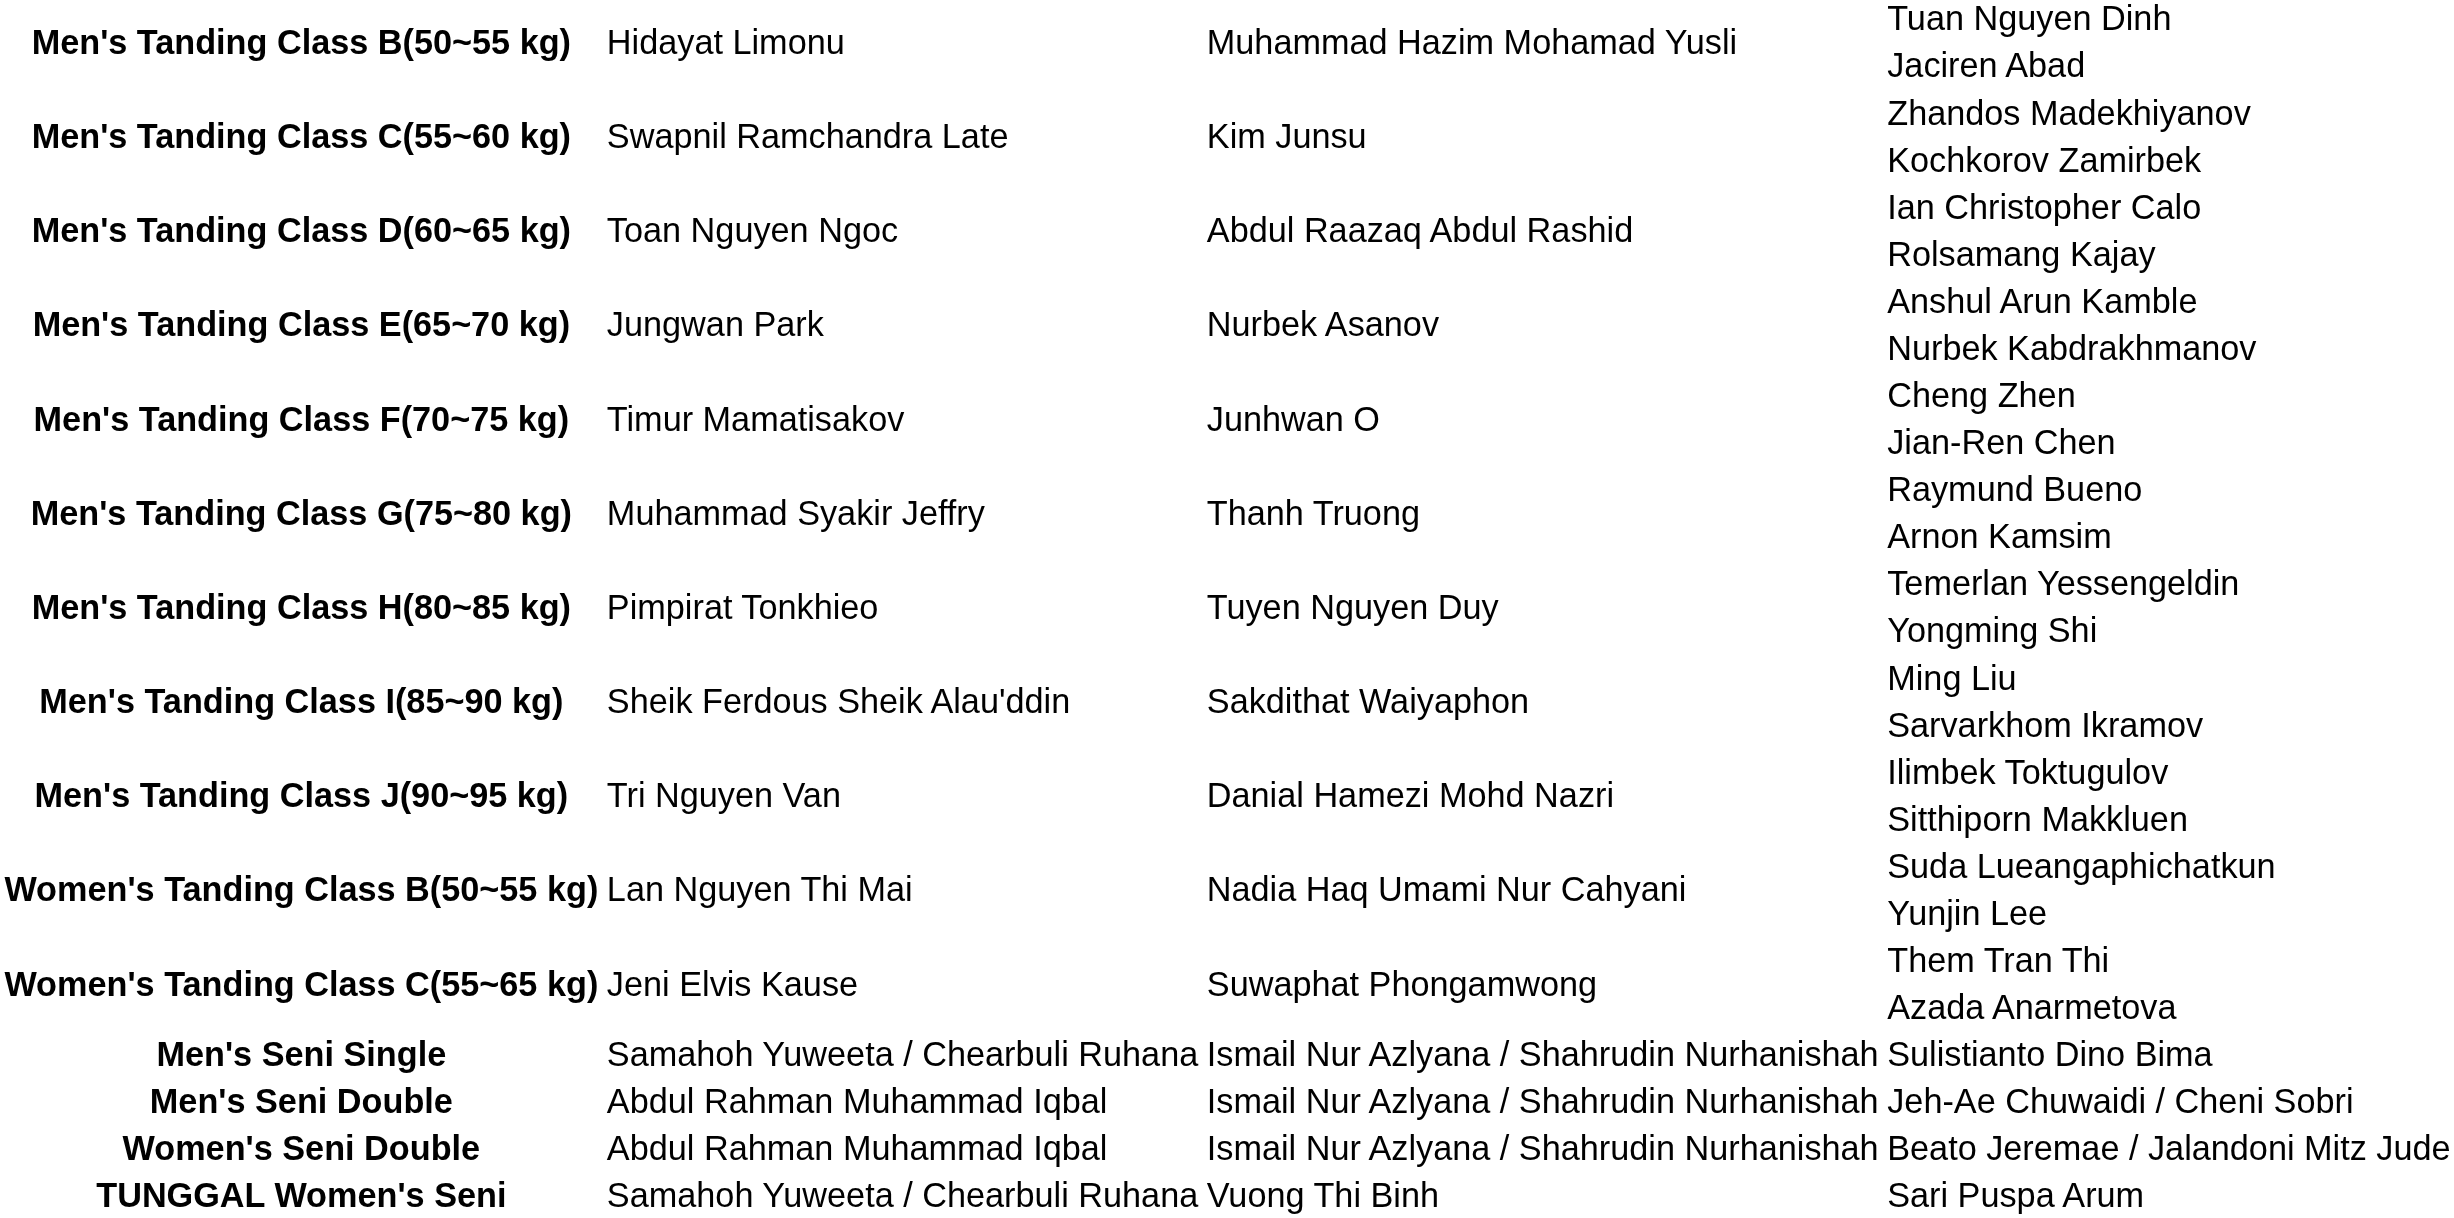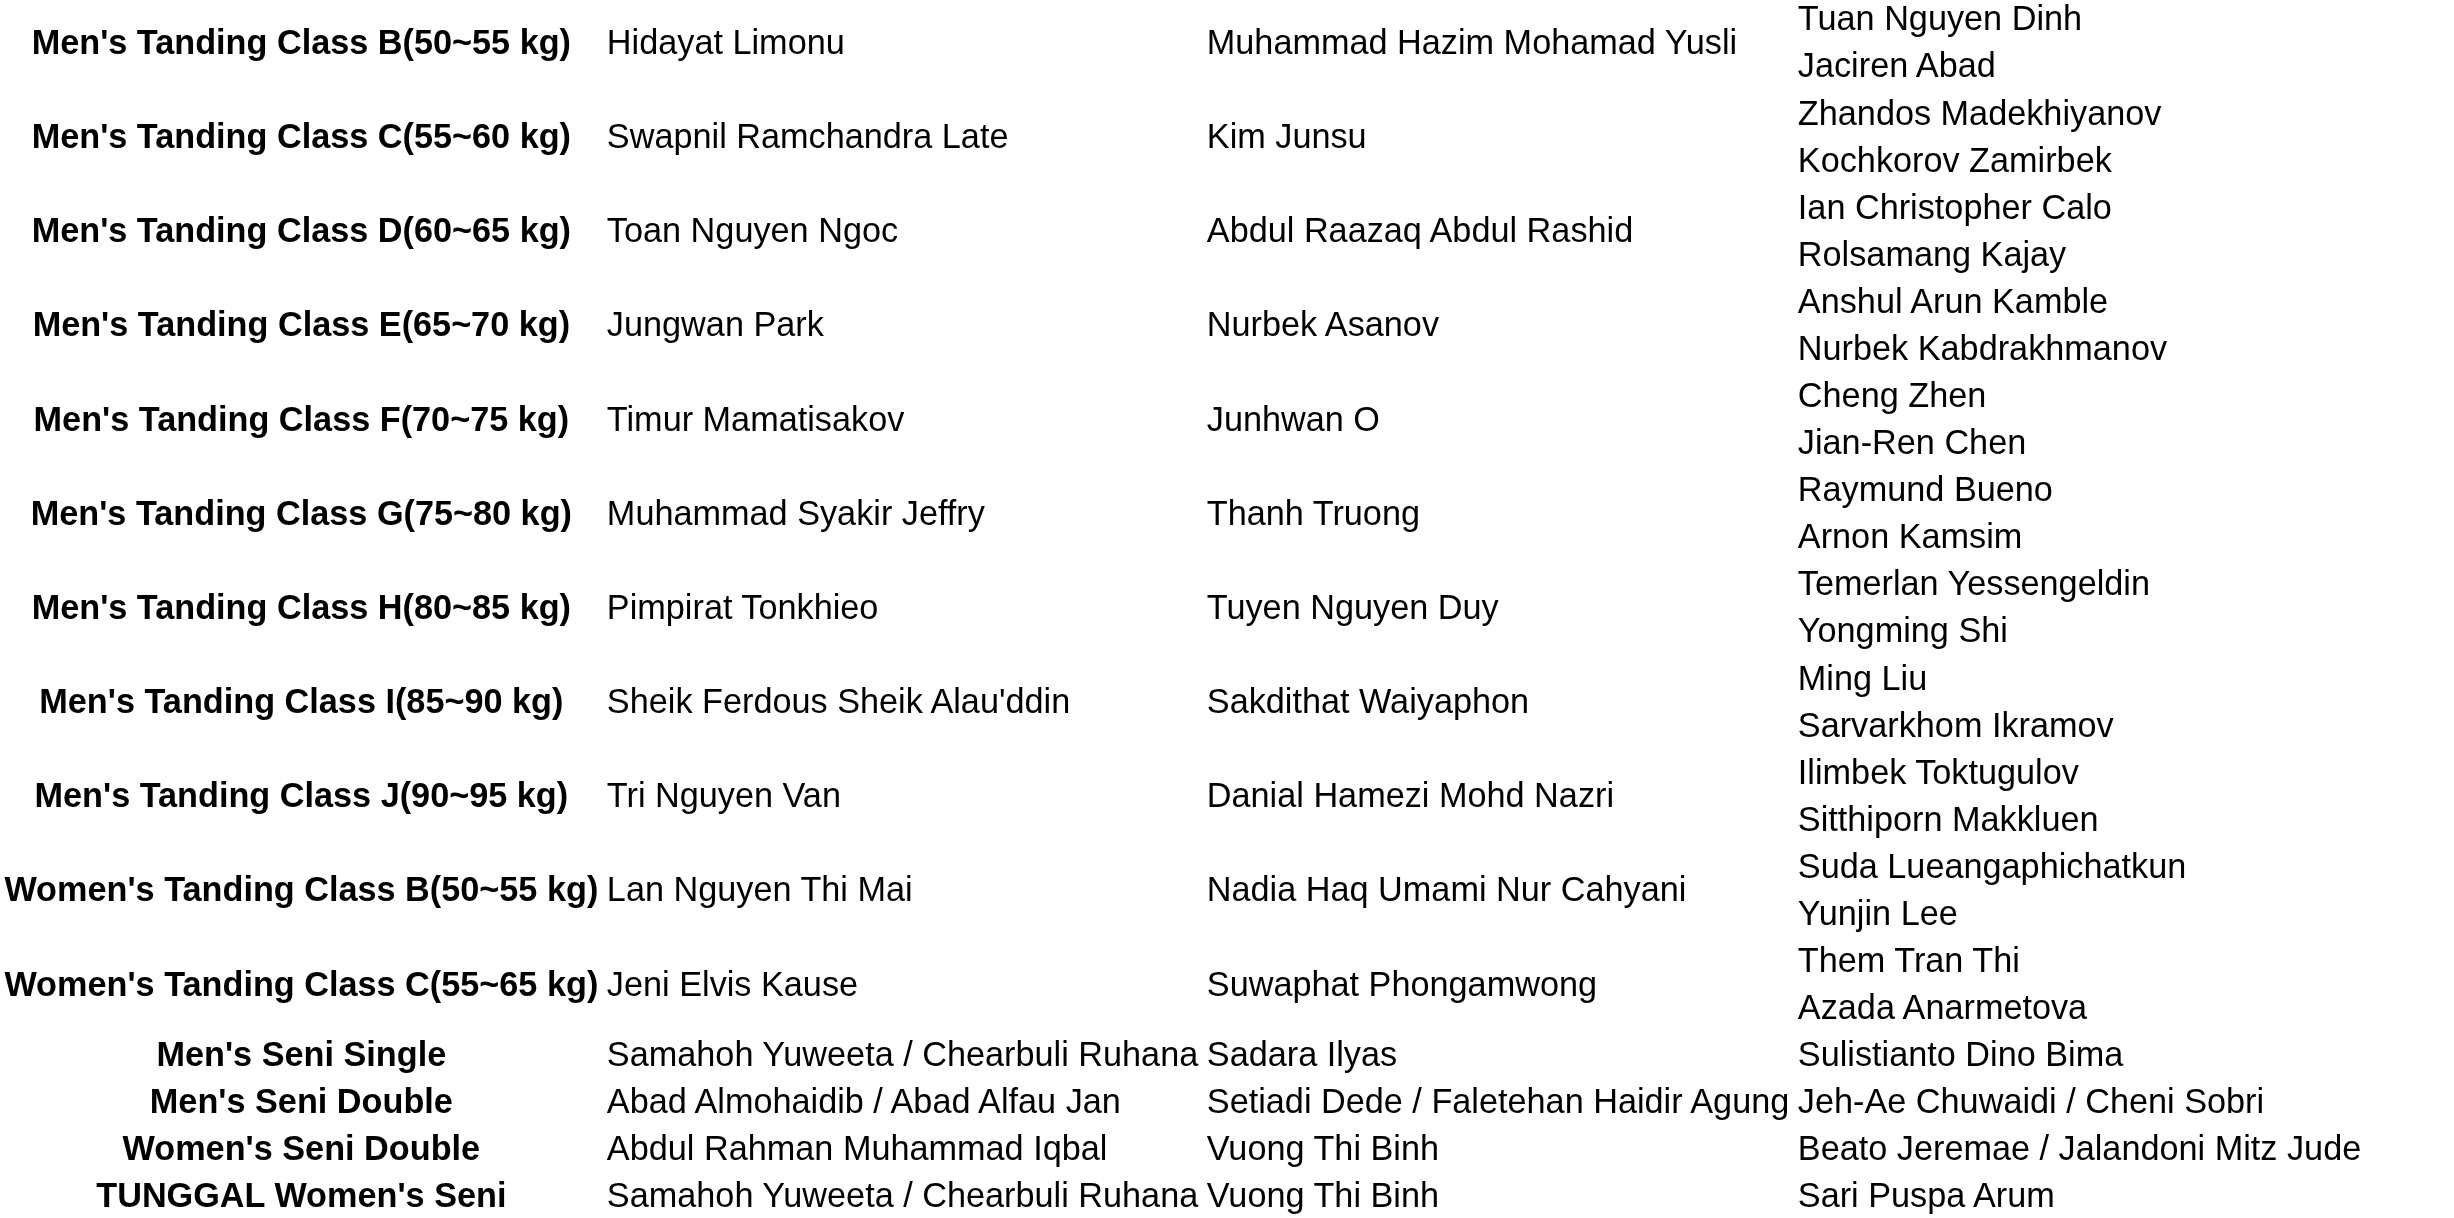(1543, 1054) Ismail Nur Azlyana / Shahrudin Nurhanishah -> (1302, 1054) Sadara Ilyas
(857, 1101) Abdul Rahman Muhammad Iqbal -> (864, 1101) Abad Almohaidib / Abad Alfau Jan
(1543, 1101) Ismail Nur Azlyana / Shahrudin Nurhanishah -> (1498, 1101) Setiadi Dede / Faletehan Haidir Agung
(1543, 1149) Ismail Nur Azlyana / Shahrudin Nurhanishah -> (1323, 1149) Vuong Thi Binh
